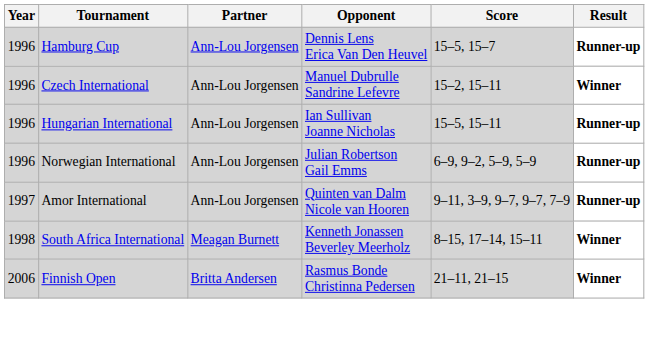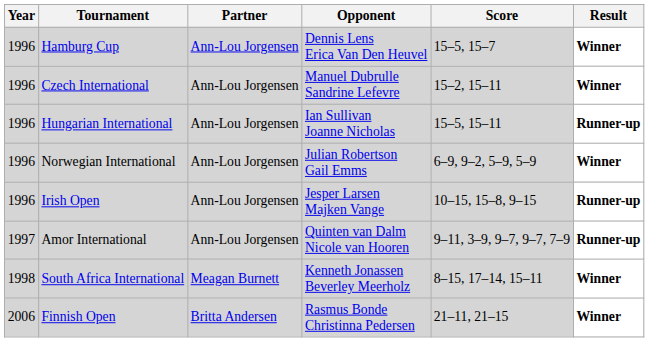(608, 46) Runner-up -> (599, 46) Winner
(608, 162) Runner-up -> (599, 162) Winner
+ row: (70, 201)
